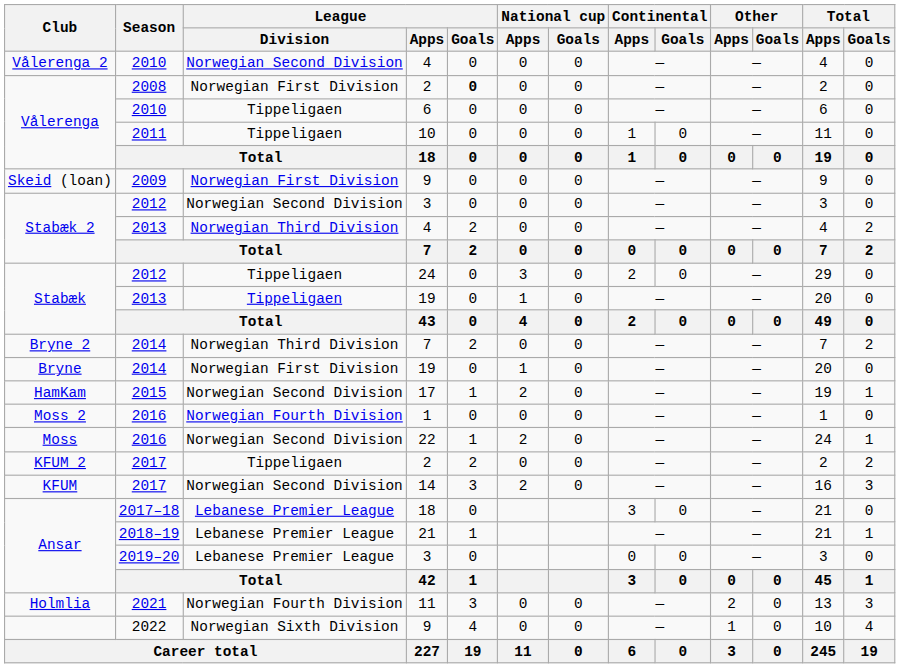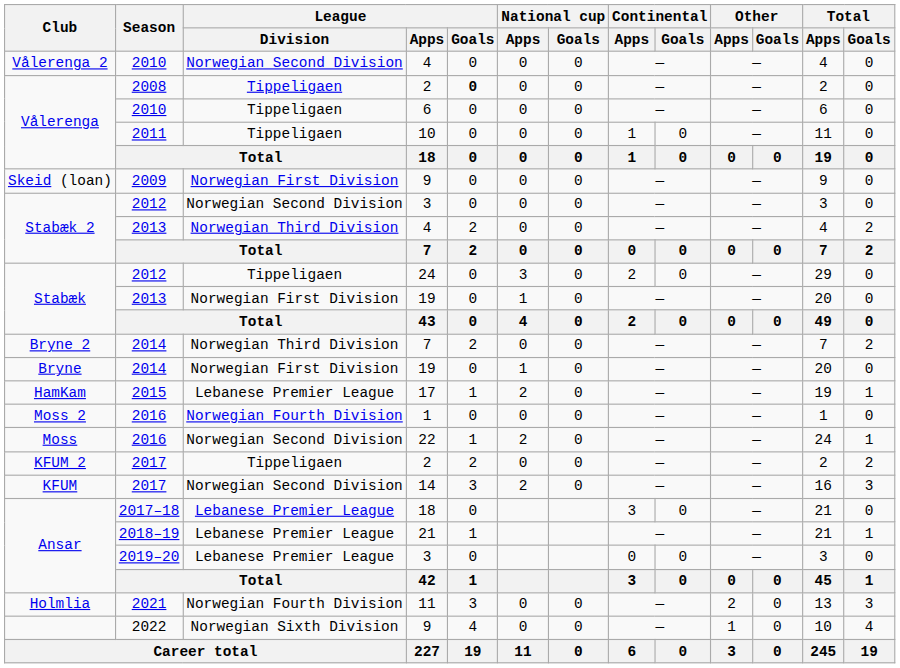(295, 87) Norwegian First Division -> (295, 87) Tippeligaen
(295, 299) Tippeligaen -> (295, 299) Norwegian First Division
(295, 393) Norwegian Second Division -> (295, 393) Lebanese Premier League
